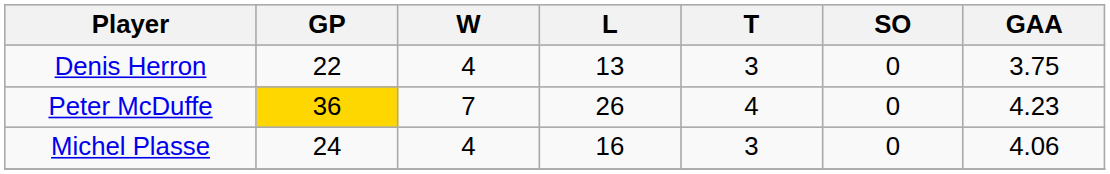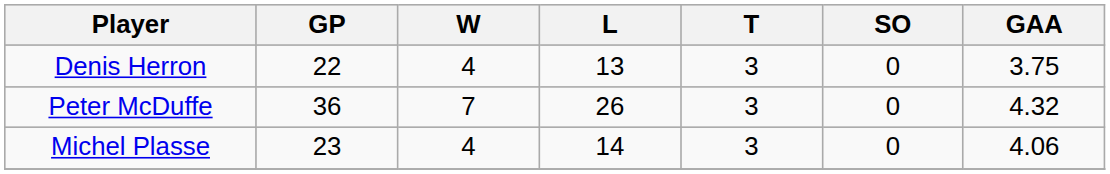(327, 106) gold background -> (327, 106) no background
(751, 106) 4 -> (751, 106) 3
(1034, 106) 4.23 -> (1034, 106) 4.32
(327, 147) 24 -> (327, 147) 23
(610, 147) 16 -> (610, 147) 14
